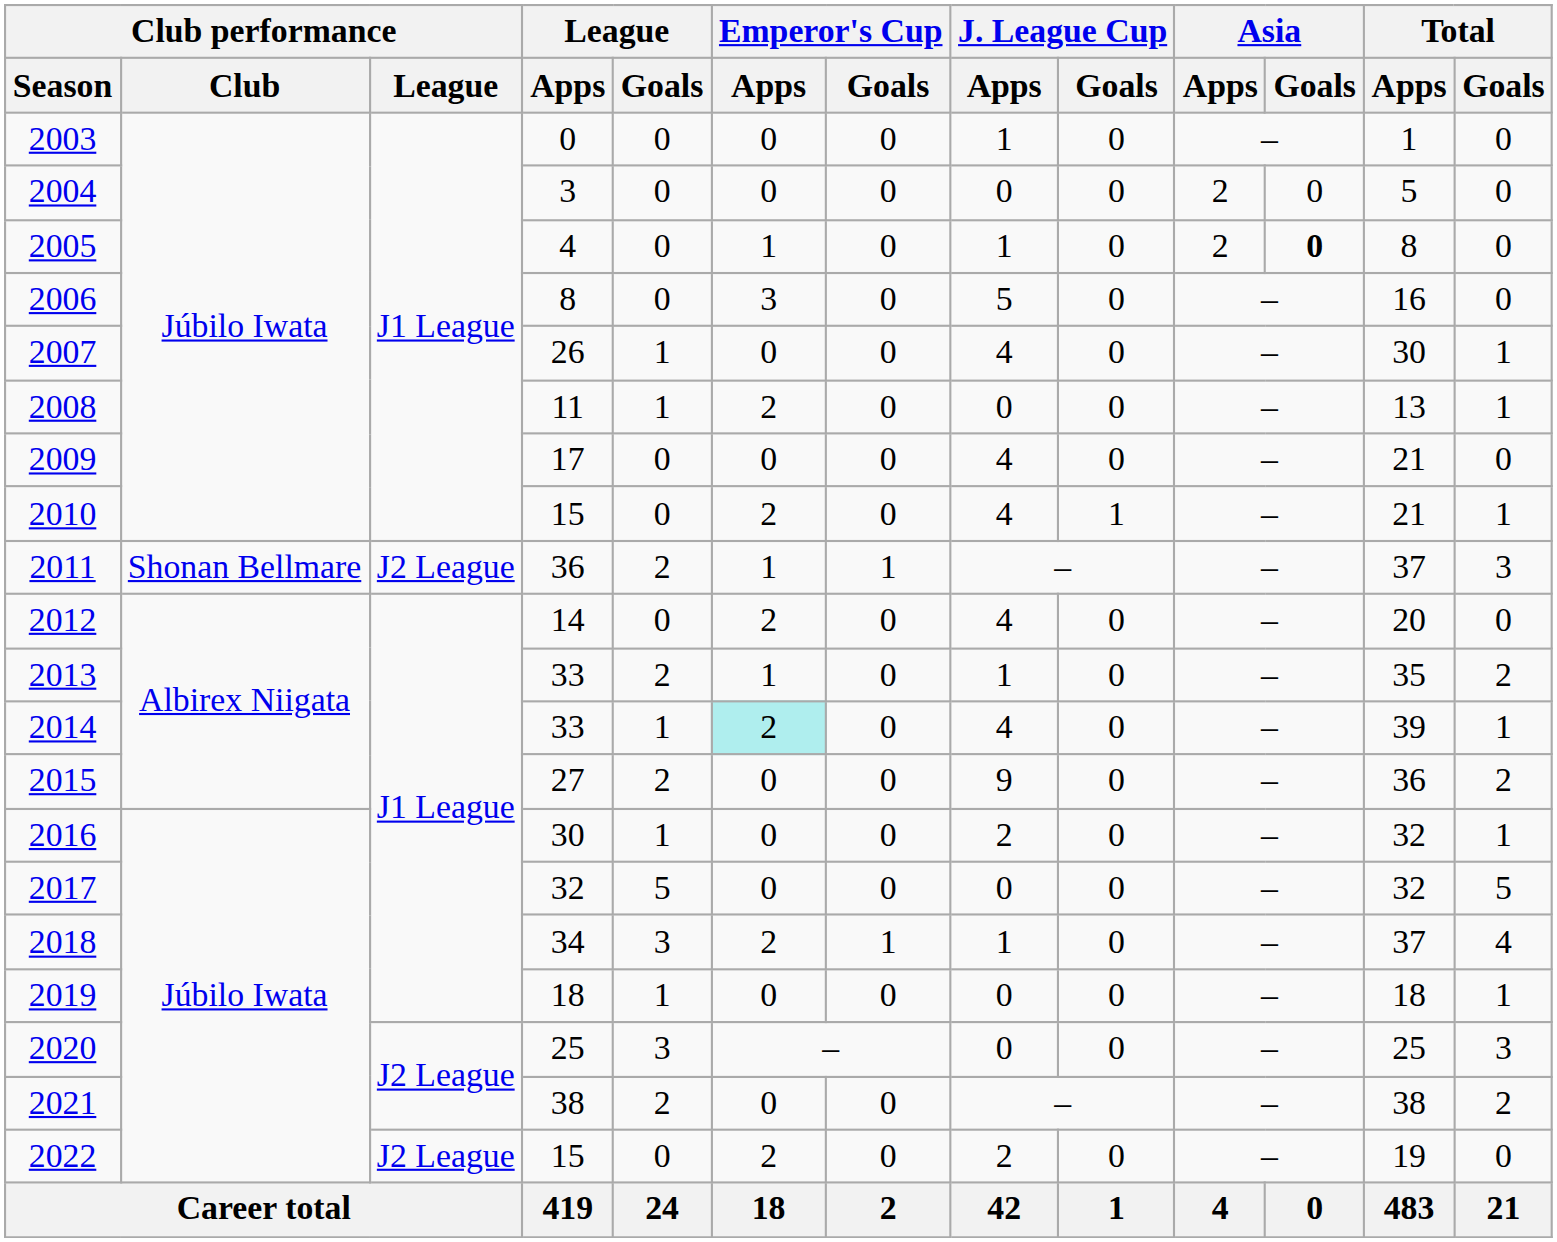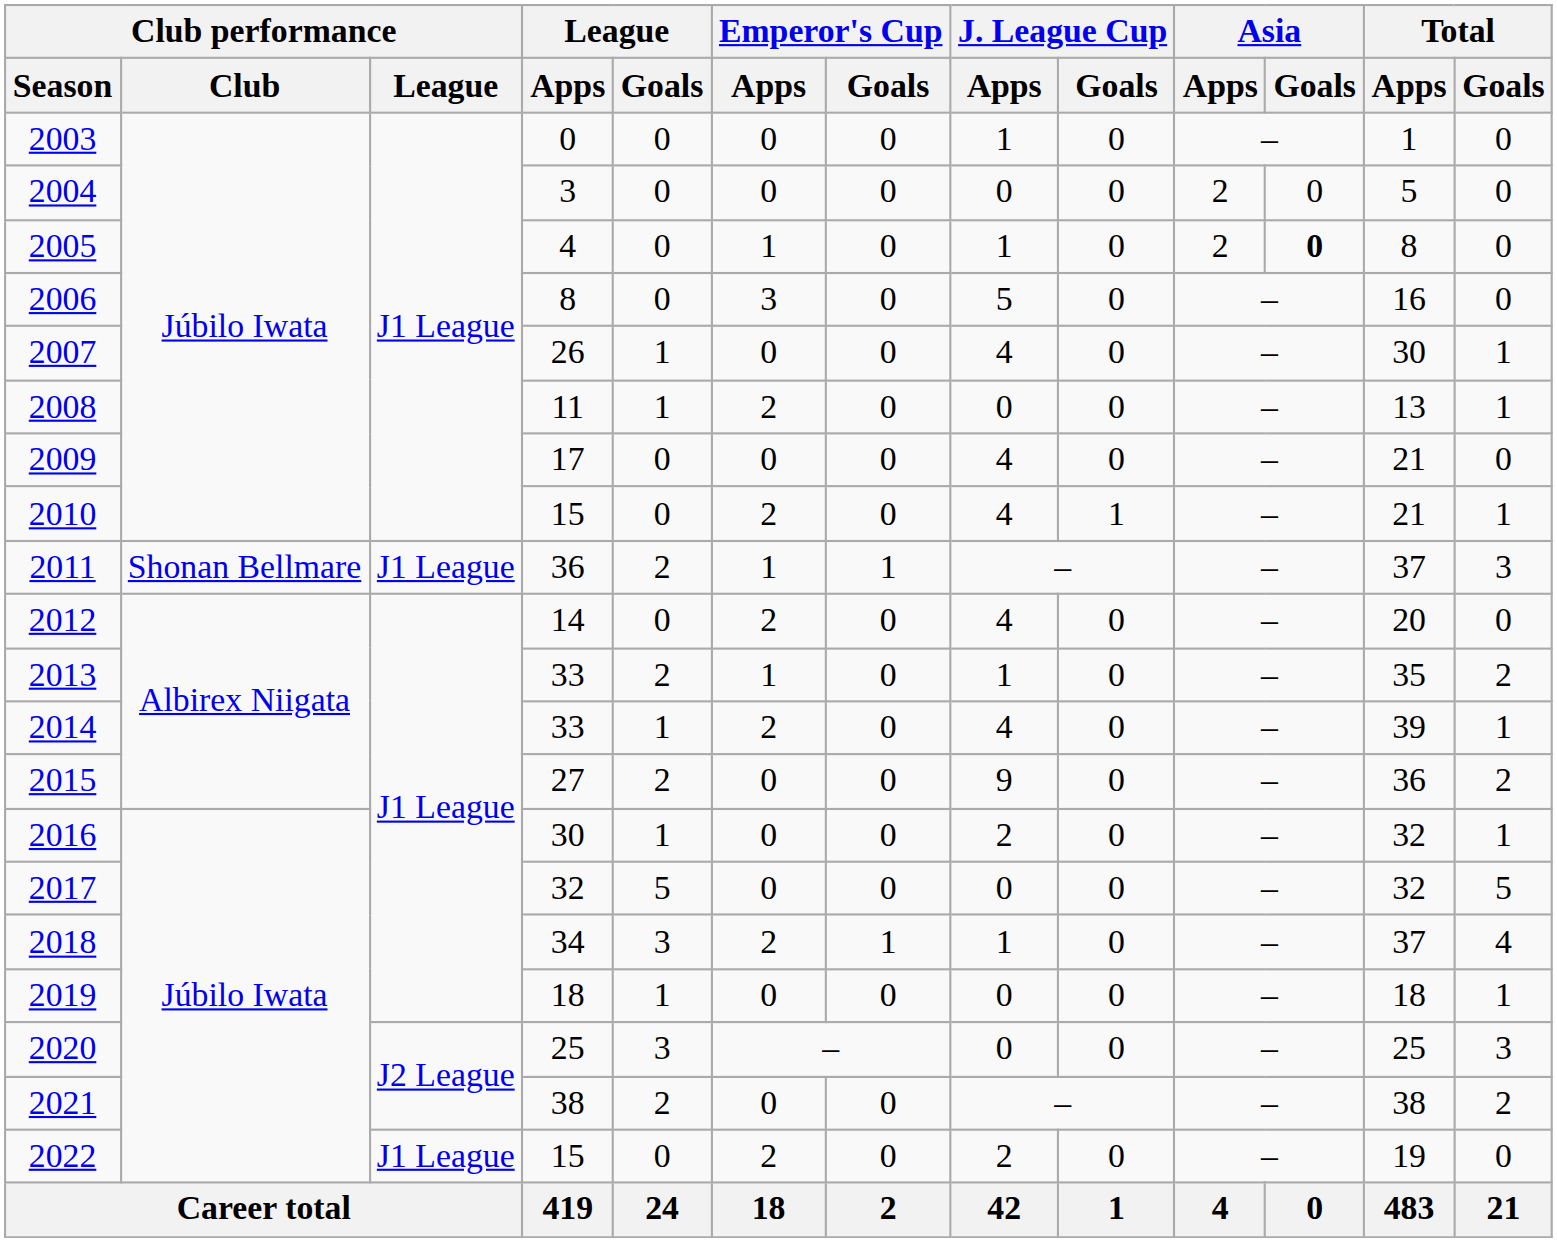(446, 566) J2 League -> (446, 566) J1 League
(769, 727) paleturquoise background -> (769, 727) no background
(446, 1155) J2 League -> (446, 1155) J1 League
